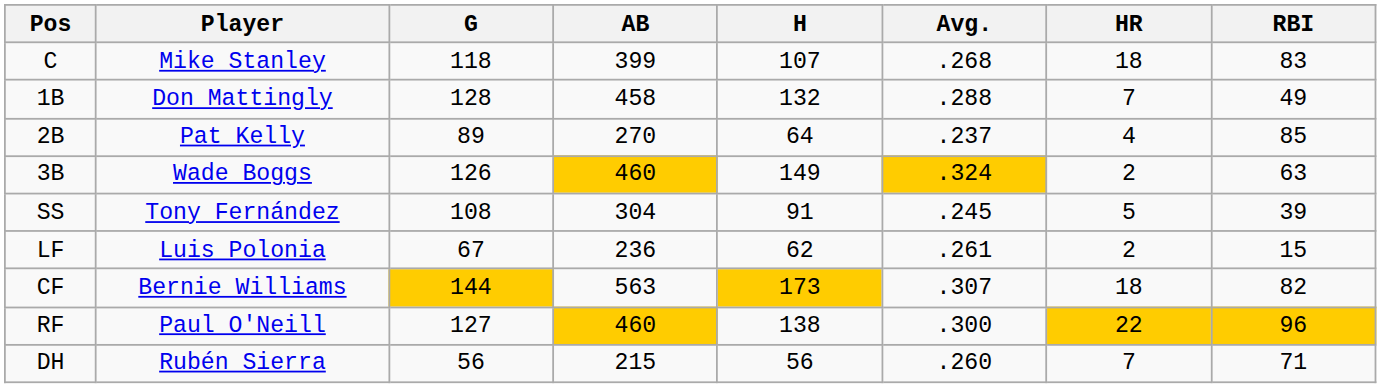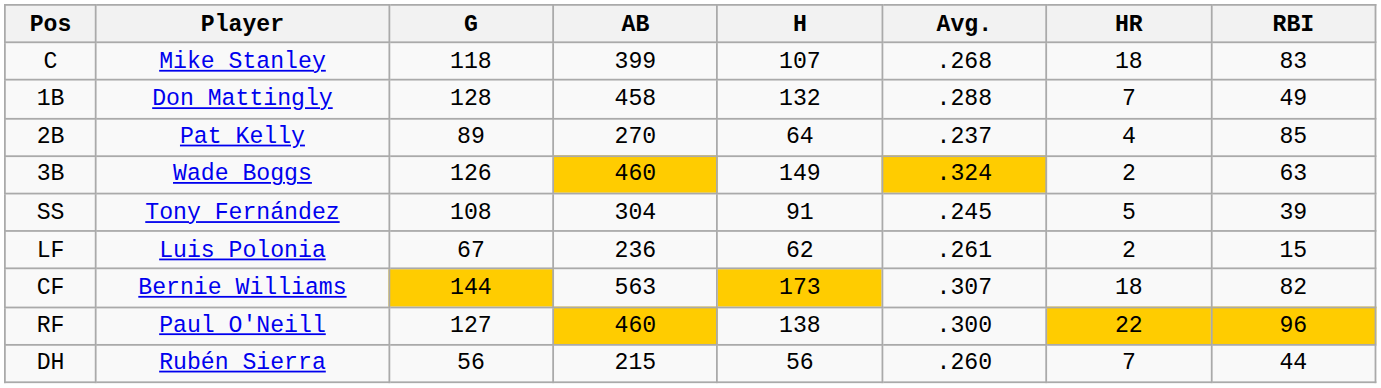(1293, 363) 71 -> (1293, 363) 44
